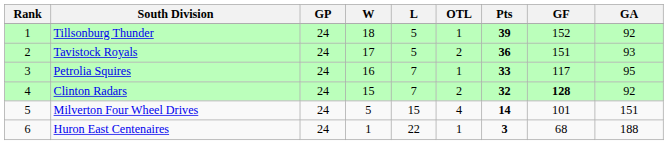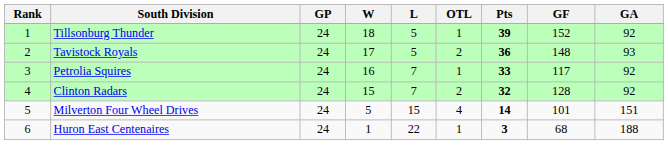(561, 52) 151 -> (561, 52) 148
(629, 71) 95 -> (629, 71) 92
(561, 91) bold -> (561, 91) normal
